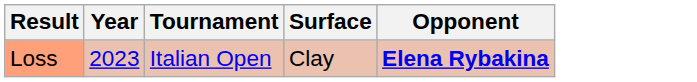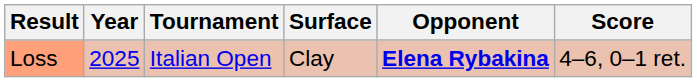+ column: (623, 22)
(114, 58) 2023 -> (114, 58) 2025
